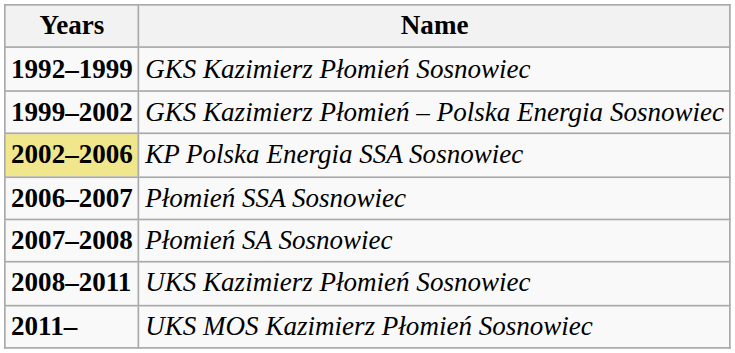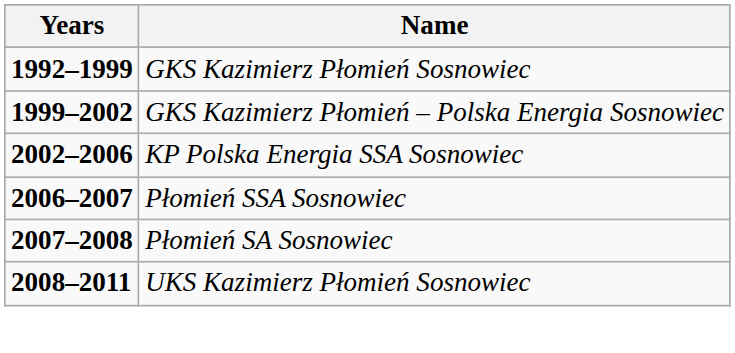(72, 154) khaki background -> (72, 154) no background
- row: (369, 326)
